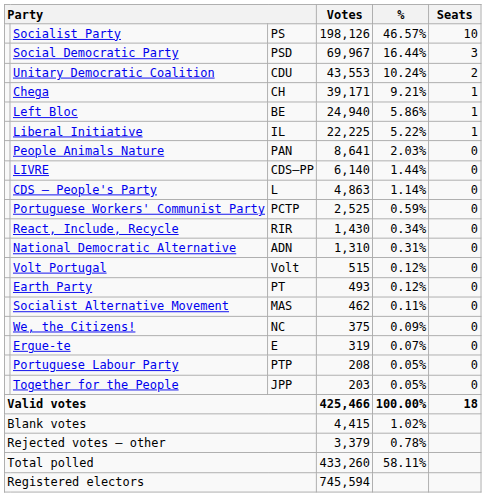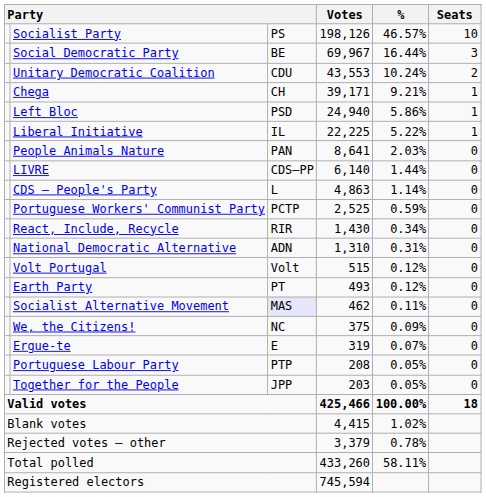(282, 53) PSD -> (278, 53) BE
(278, 112) BE -> (282, 112) PSD
(282, 307) no background -> (282, 307) lavender background
